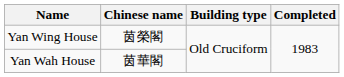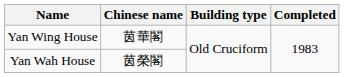(143, 36) 茵榮閣 -> (143, 36) 茵華閣
(143, 60) 茵華閣 -> (143, 60) 茵榮閣
